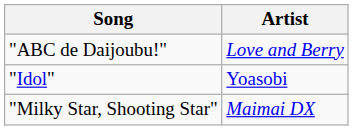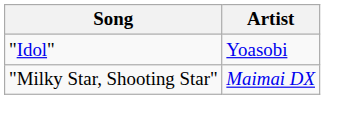- row: (88, 49)
